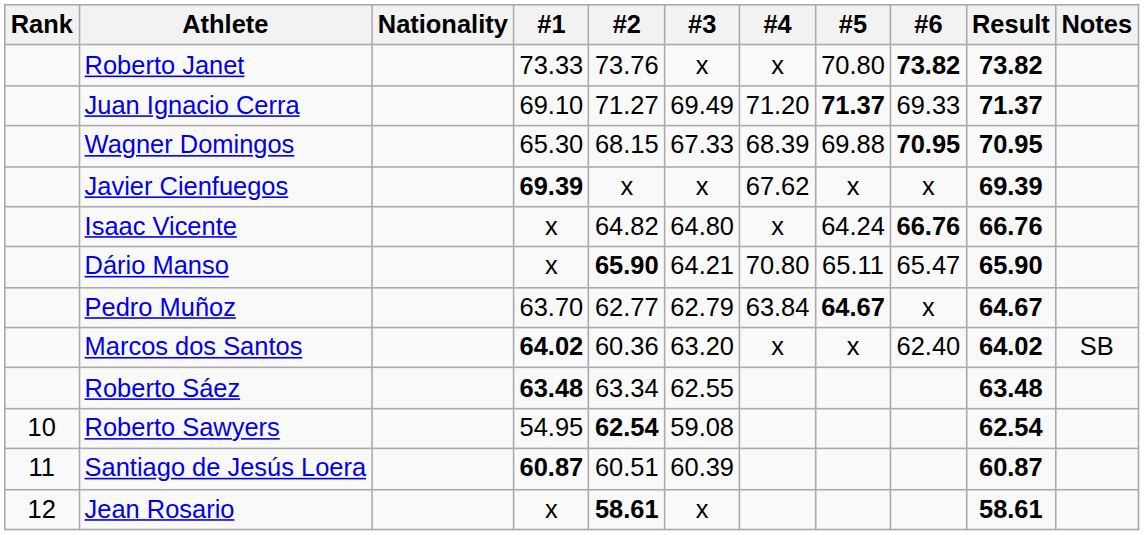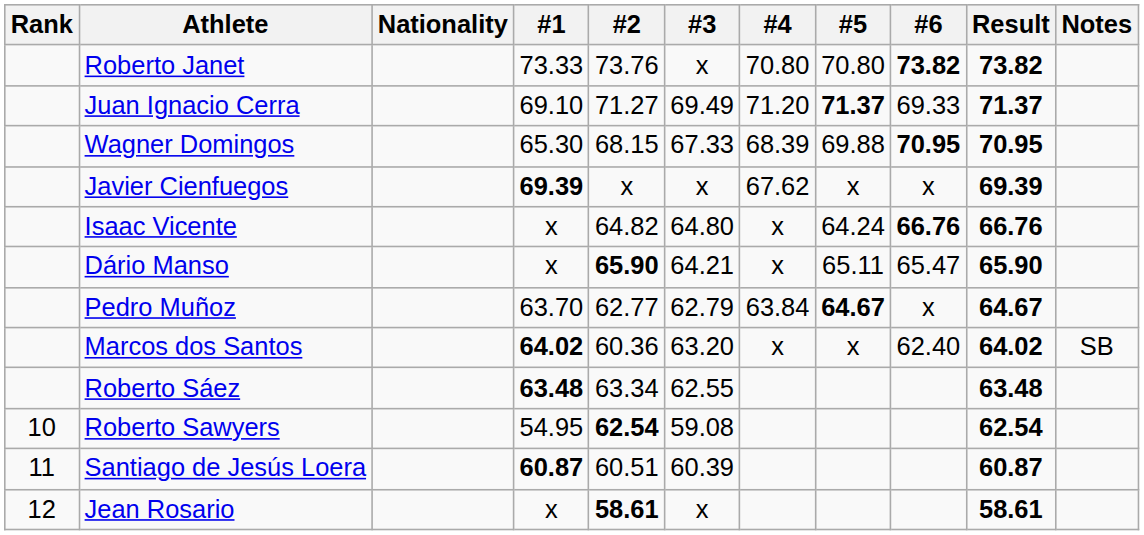(778, 65) x -> (778, 65) 70.80
(778, 266) 70.80 -> (778, 266) x
